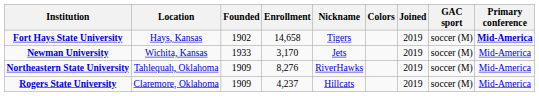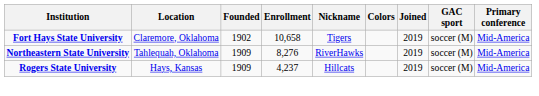(176, 38) Hays, Kansas -> (176, 38) Claremore, Oklahoma
(287, 38) 14,658 -> (287, 38) 10,658
(505, 38) bold -> (503, 38) normal
- row: (68, 53)
(176, 83) Claremore, Oklahoma -> (176, 68) Hays, Kansas
